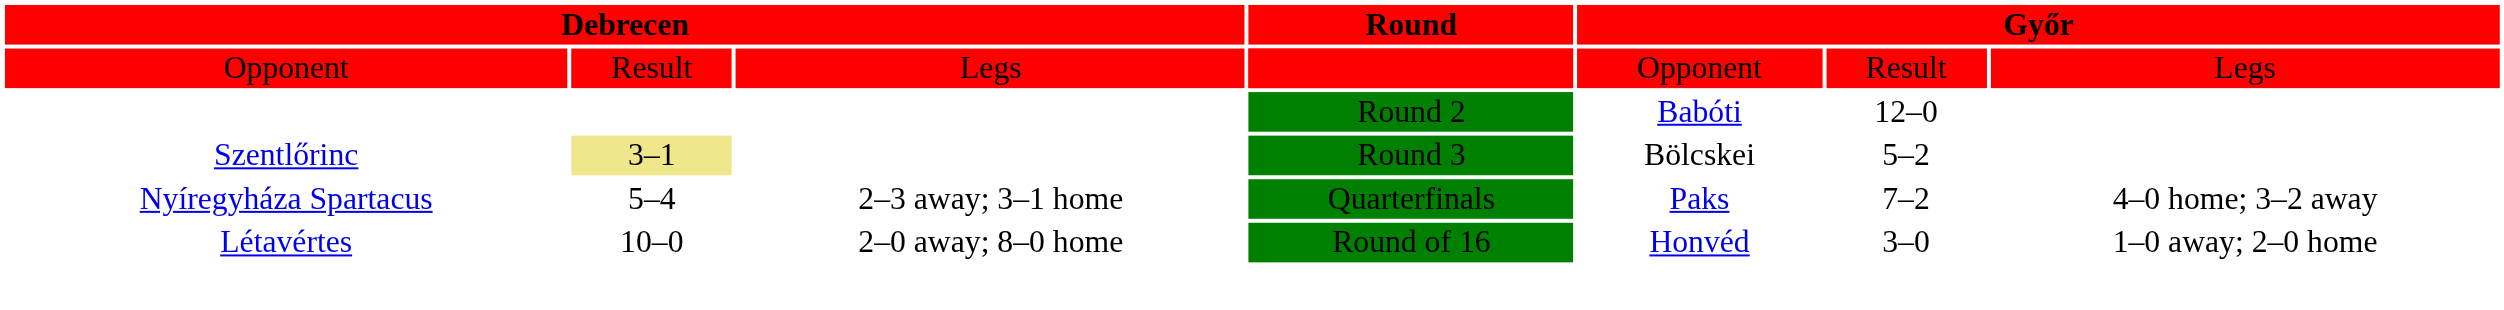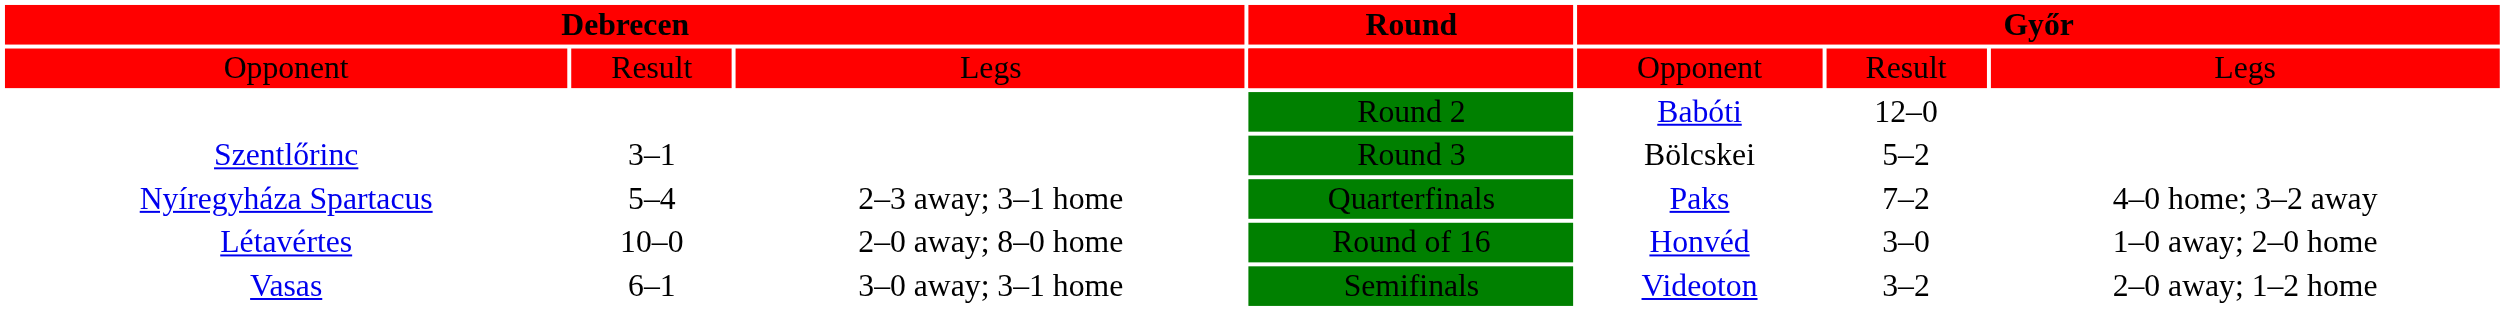(652, 154) khaki background -> (652, 154) no background
+ row: (286, 285)
